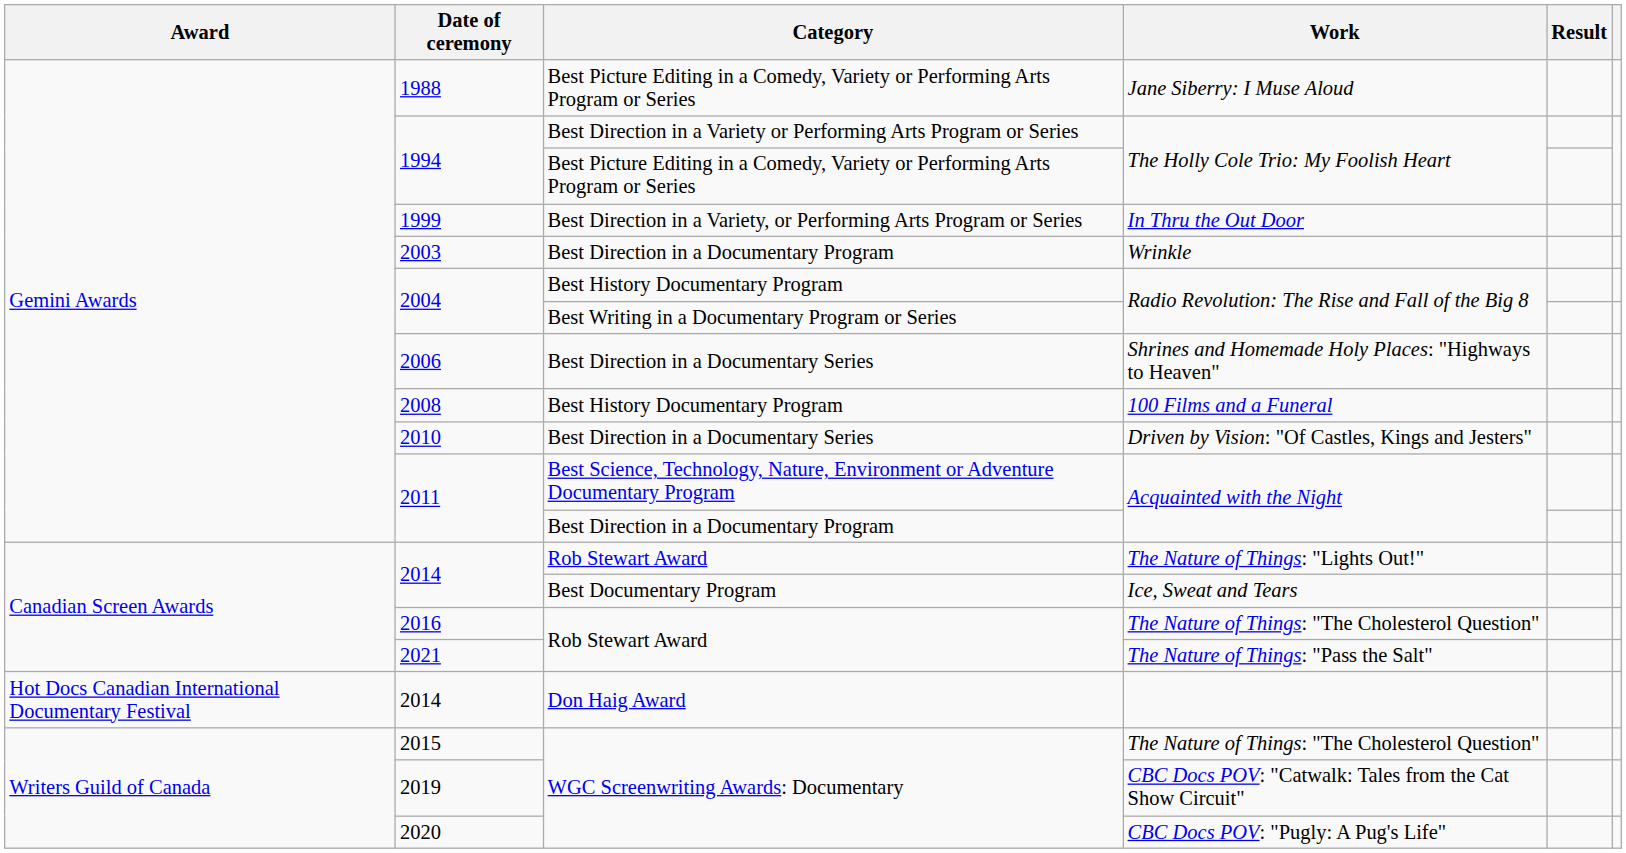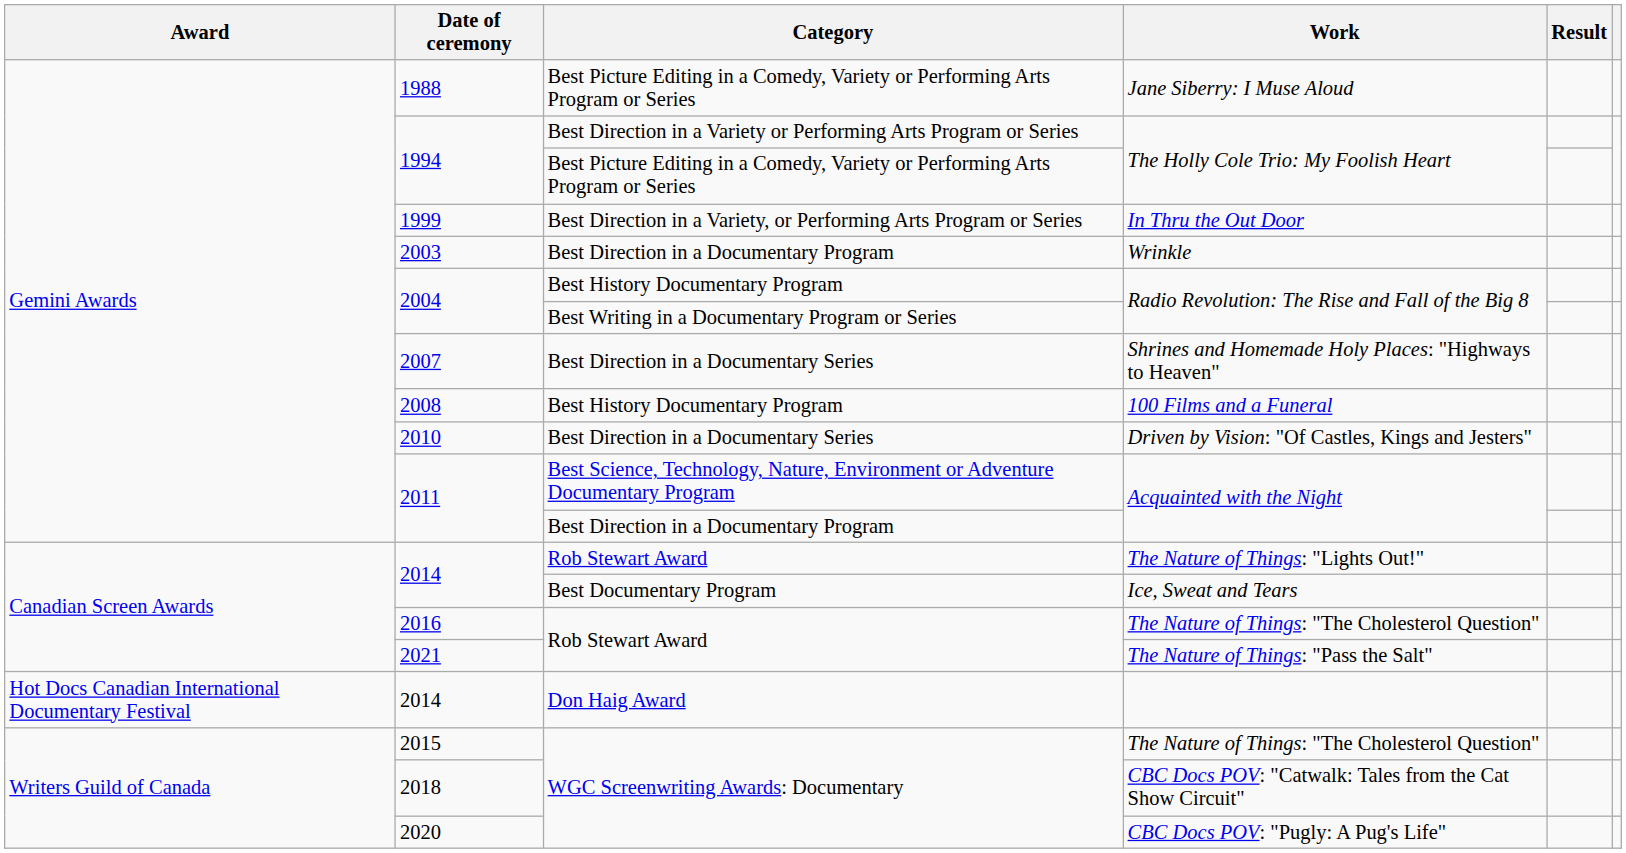(420, 361) 2006 -> (420, 361) 2007
(420, 787) 2019 -> (420, 787) 2018
